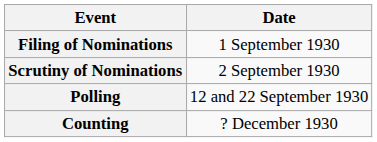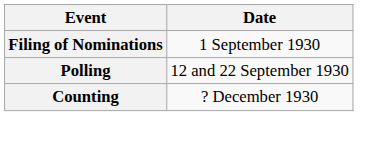- row: (95, 70)
